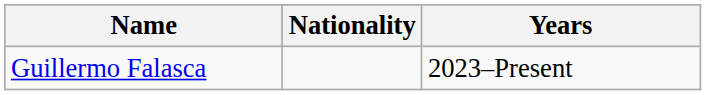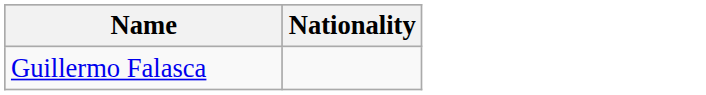- column: (561, 25)
